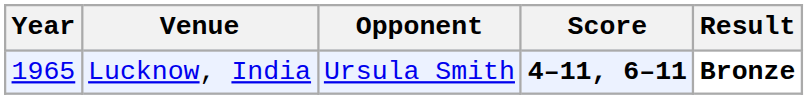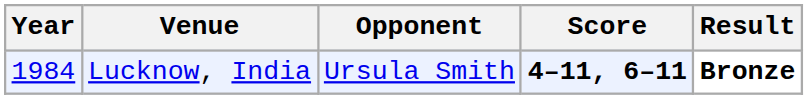(43, 72) 1965 -> (43, 72) 1984
